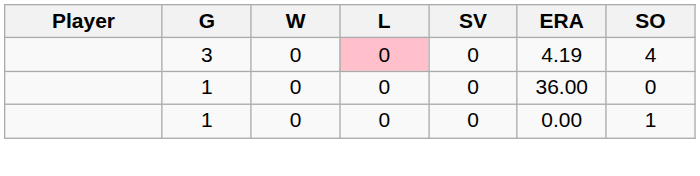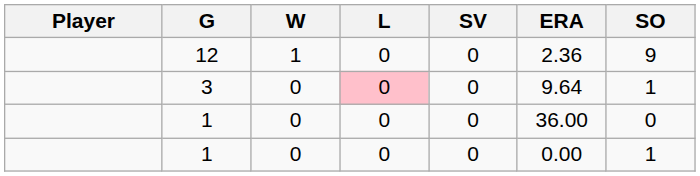+ row: (207, 54)
(562, 54) 4.19 -> (562, 87) 9.64
(651, 54) 4 -> (651, 87) 1
